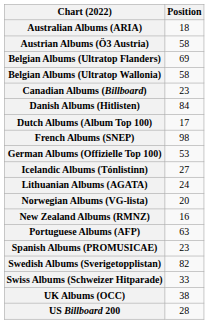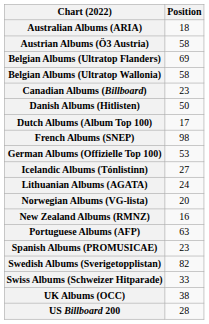(184, 106) 84 -> (184, 106) 50
